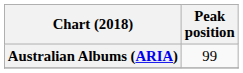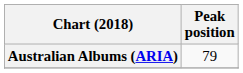(210, 56) 99 -> (210, 56) 79
